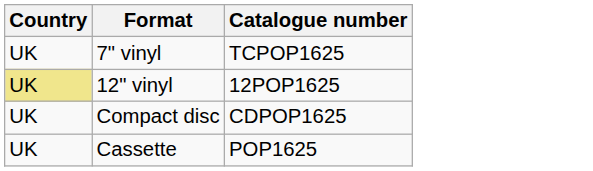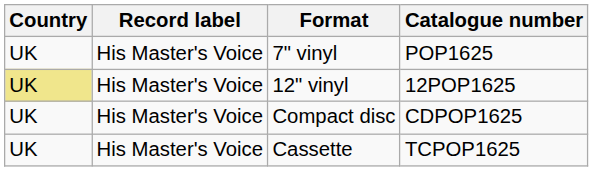+ column: (180, 20)
(287, 52) TCPOP1625 -> (449, 52) POP1625
(273, 149) POP1625 -> (462, 149) TCPOP1625
